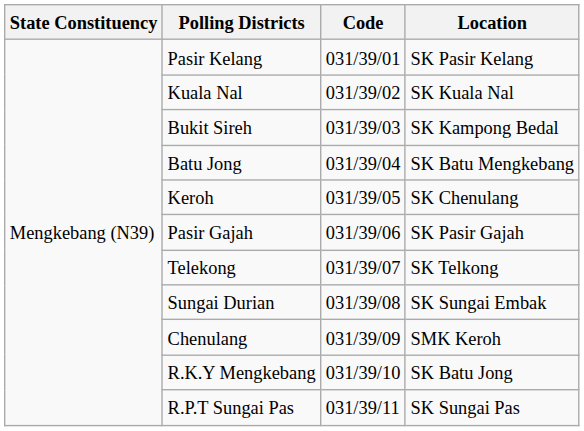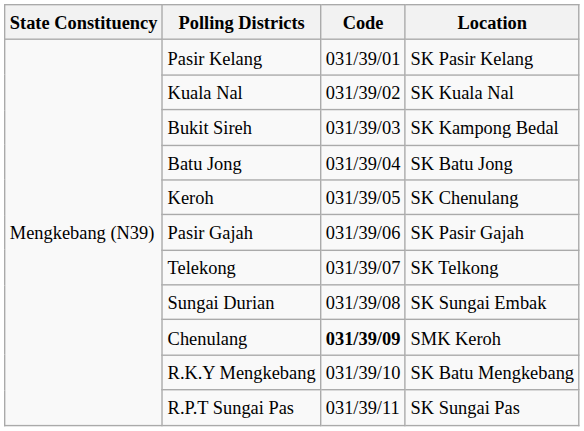(492, 163) SK Batu Mengkebang -> (462, 163) SK Batu Jong
(363, 338) normal -> (363, 337) bold
(462, 373) SK Batu Jong -> (492, 373) SK Batu Mengkebang
